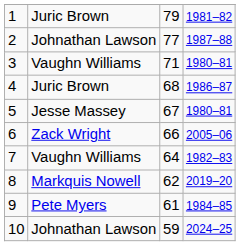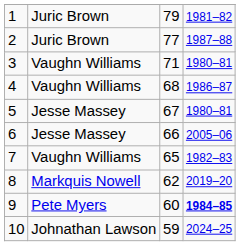(94, 39) Johnathan Lawson -> (70, 39) Juric Brown
(70, 87) Juric Brown -> (86, 87) Vaughn Williams
(71, 134) Zack Wright -> (78, 134) Jesse Massey
(171, 157) 64 -> (171, 157) 65
(171, 205) 61 -> (171, 205) 60
(209, 205) normal -> (209, 205) bold
